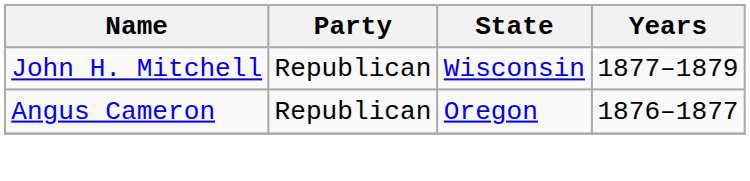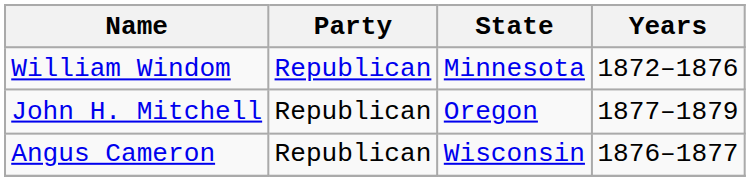+ row: (121, 69)
(514, 69) Wisconsin -> (491, 111) Oregon
(491, 111) Oregon -> (514, 154) Wisconsin
